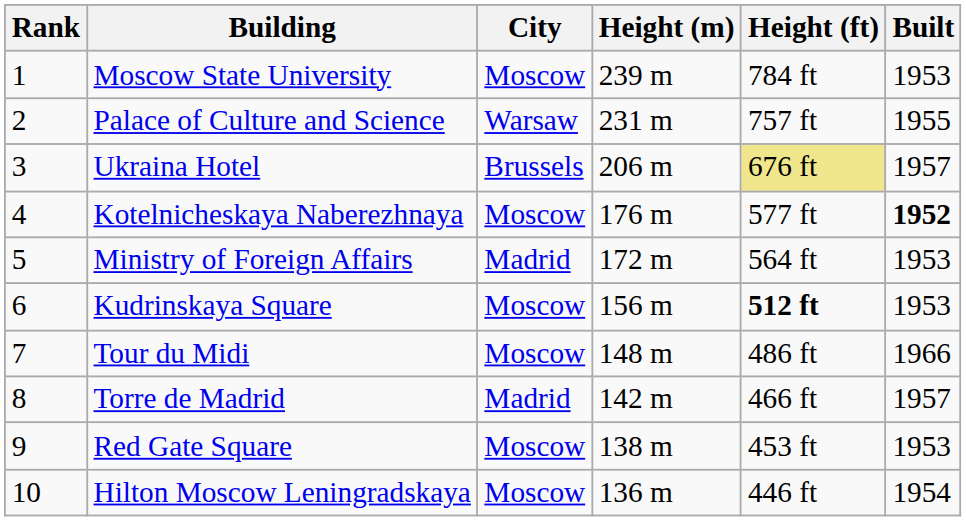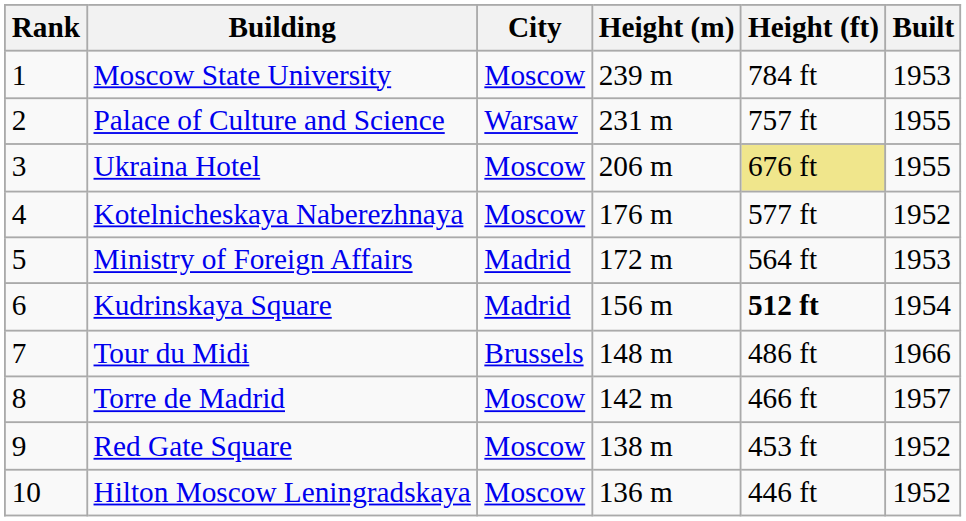(534, 167) Brussels -> (535, 167) Moscow
(922, 167) 1957 -> (922, 167) 1955
(922, 213) bold -> (922, 213) normal
(535, 306) Moscow -> (527, 306) Madrid
(922, 306) 1953 -> (922, 306) 1954
(535, 352) Moscow -> (534, 352) Brussels
(527, 399) Madrid -> (535, 399) Moscow
(922, 445) 1953 -> (922, 445) 1952
(922, 492) 1954 -> (922, 492) 1952
